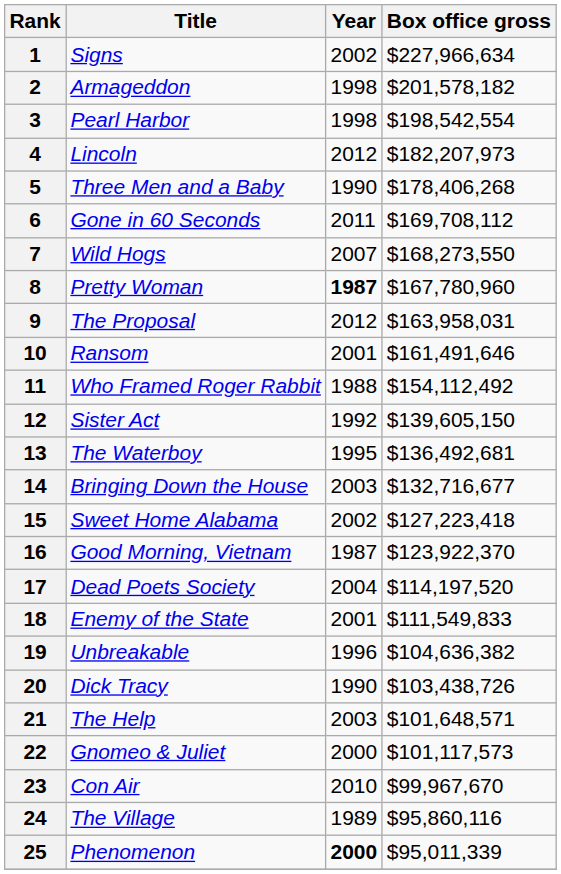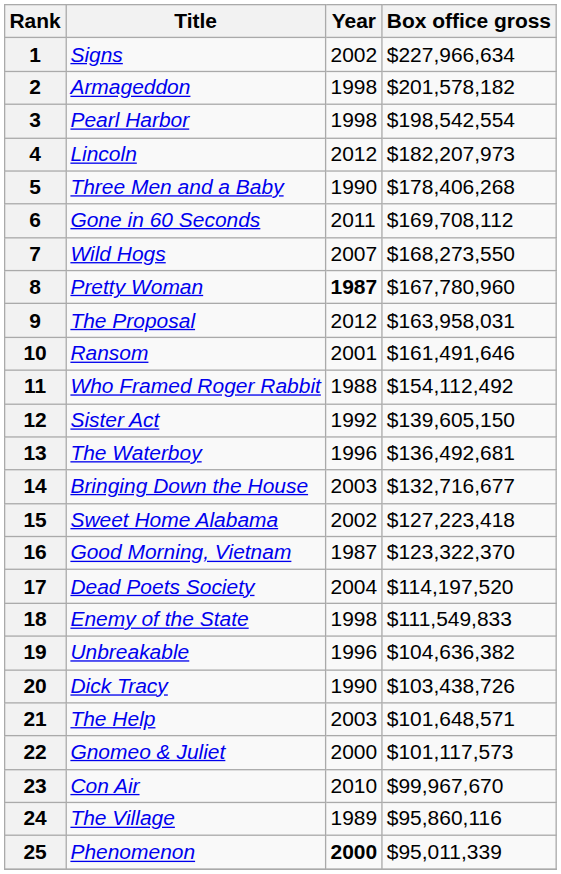(354, 453) 1995 -> (354, 453) 1996
(451, 552) $123,922,370 -> (451, 552) $123,322,370
(354, 619) 2001 -> (354, 619) 1998
